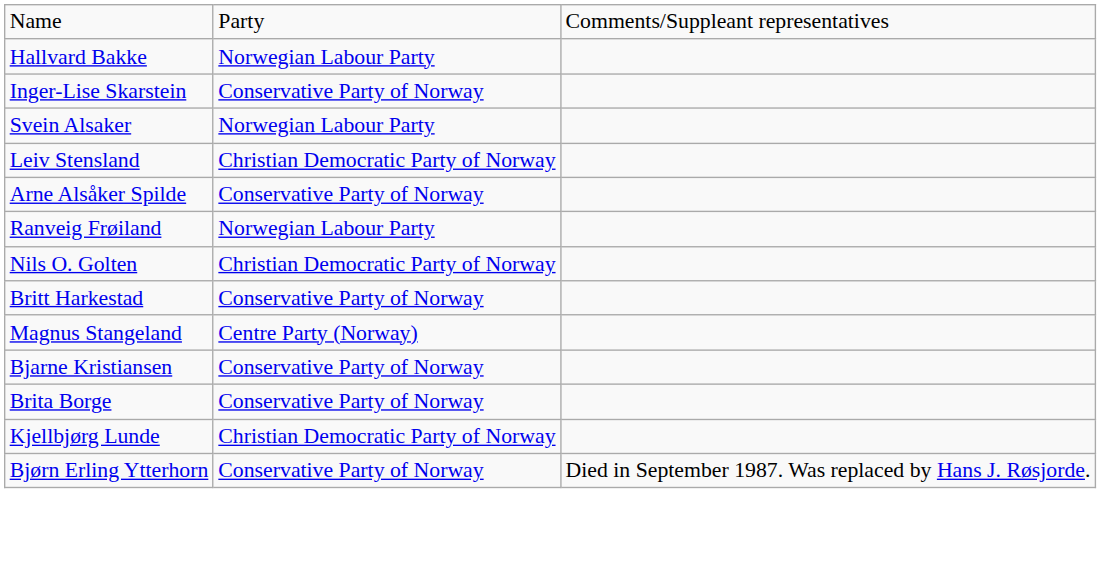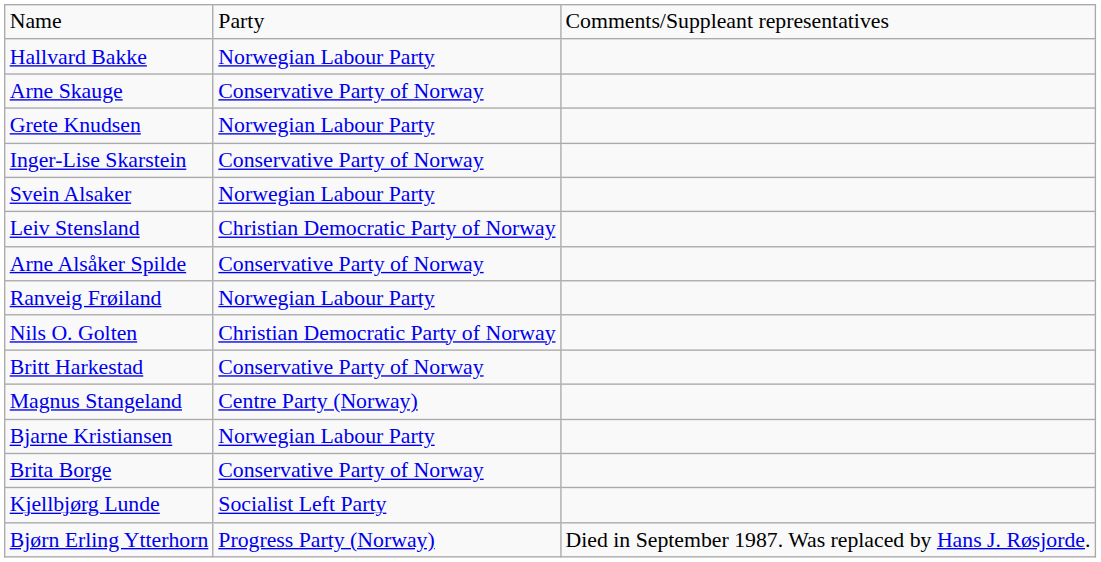+ row: (66, 90)
+ row: (75, 125)
(351, 366) Conservative Party of Norway -> (327, 435) Norwegian Labour Party
(387, 435) Christian Democratic Party of Norway -> (302, 504) Socialist Left Party
(351, 470) Conservative Party of Norway -> (327, 539) Progress Party (Norway)
